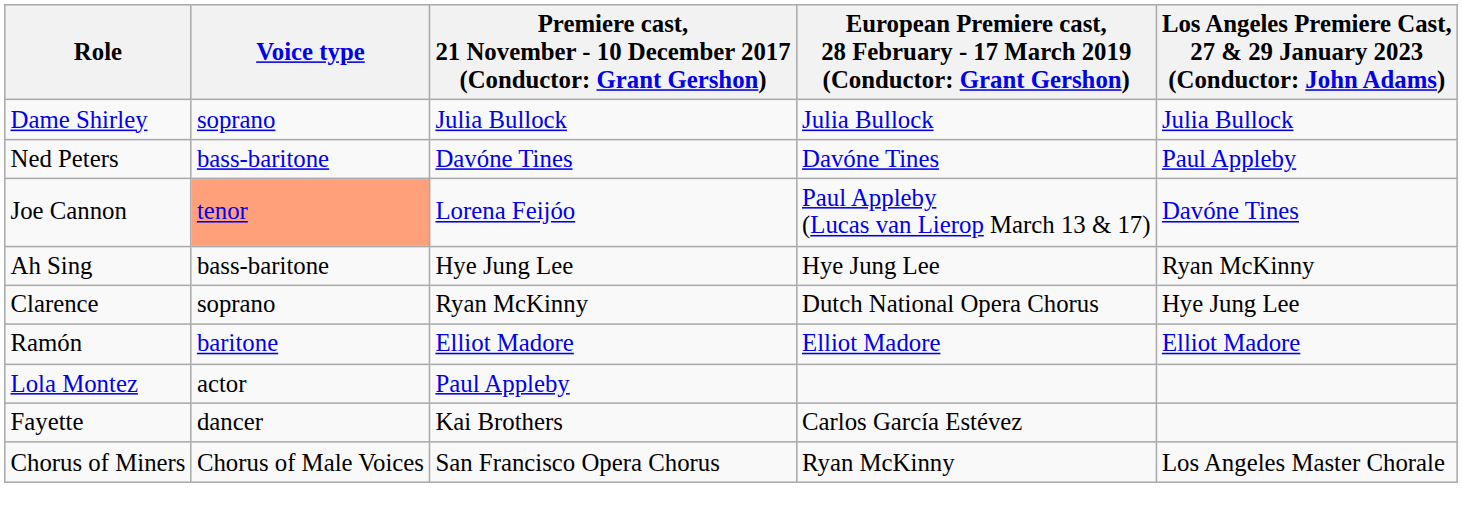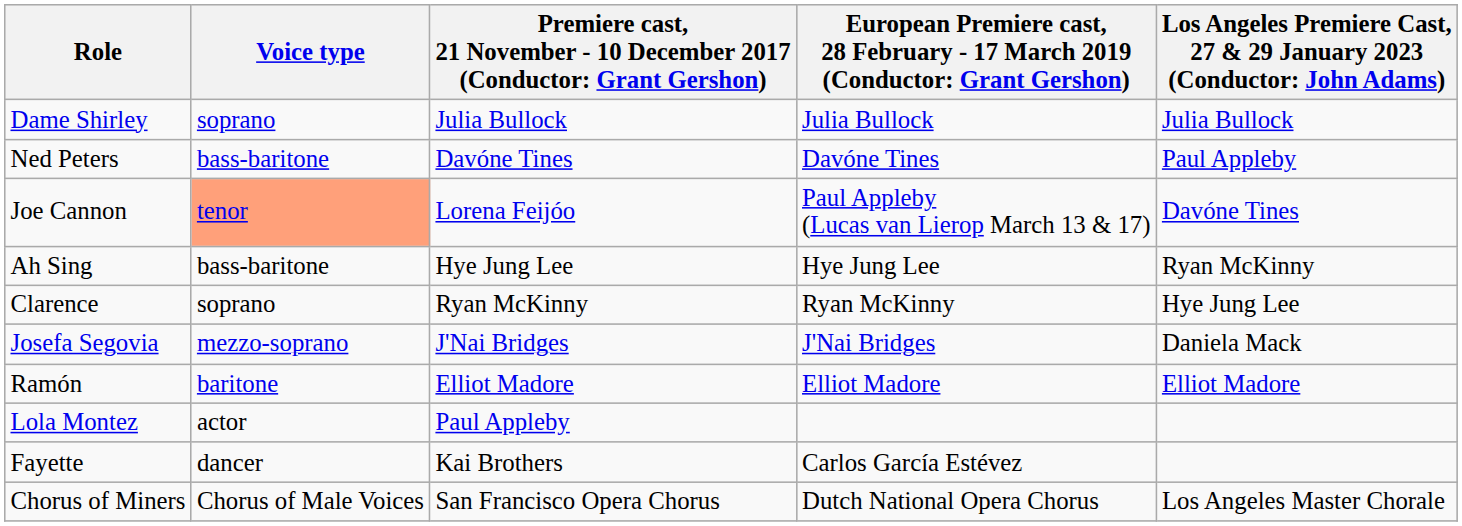(950, 304) Dutch National Opera Chorus -> (878, 304) Ryan McKinny
+ row: (85, 343)
(878, 461) Ryan McKinny -> (950, 501) Dutch National Opera Chorus
